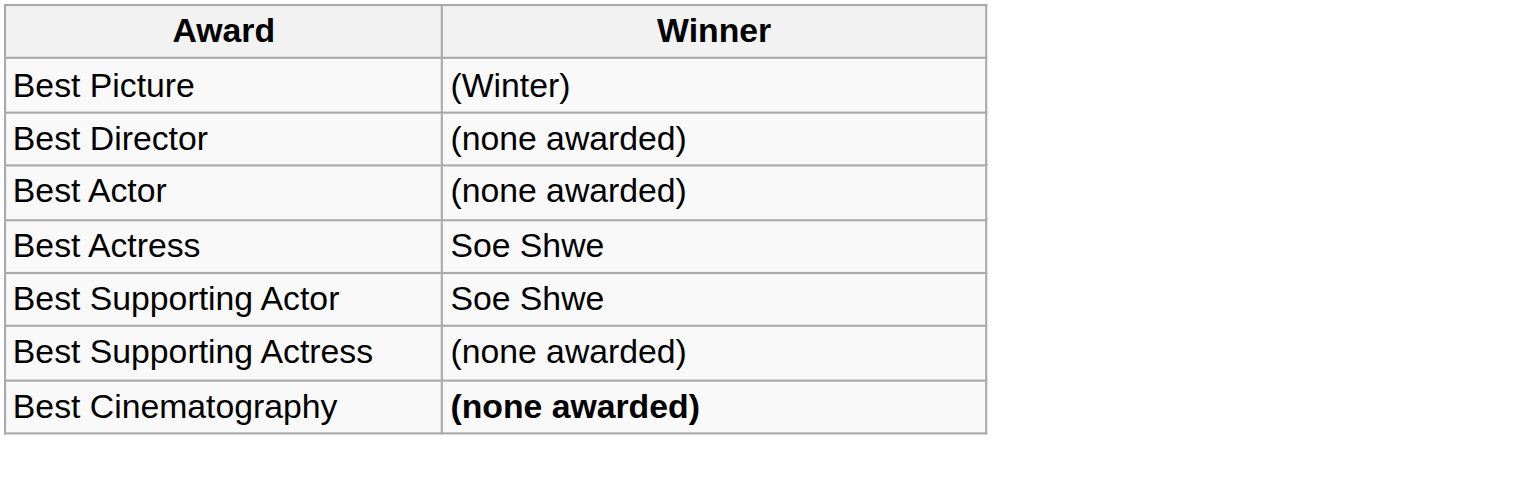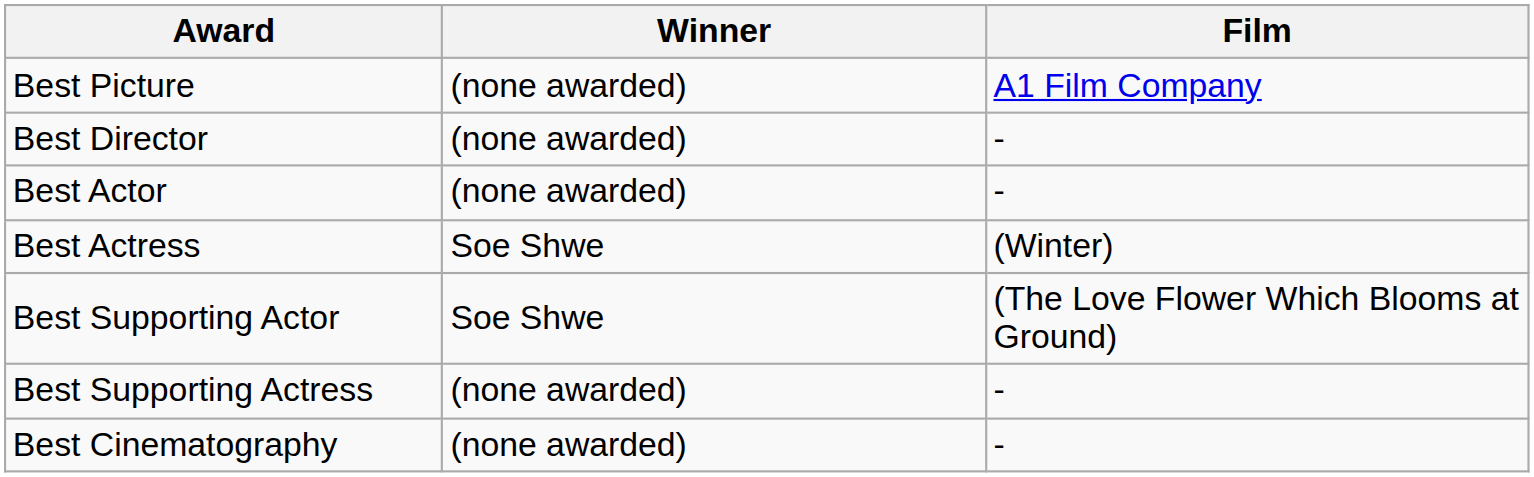+ column: (1257, 31)
(510, 84) (Winter) -> (569, 84) (none awarded)
(575, 406) bold -> (569, 444) normal
